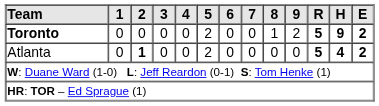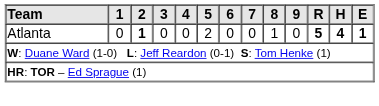- row: (33, 33)
(274, 52) 0 -> (274, 33) 1
(363, 52) 2 -> (363, 33) 1
